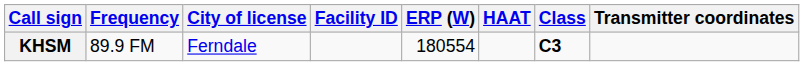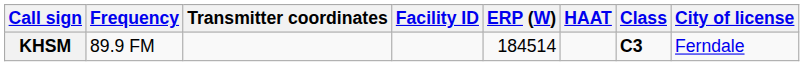columns swapped: (247, 18) <-> (694, 18)
(446, 46) 180554 -> (527, 46) 184514
